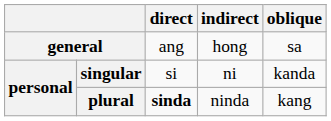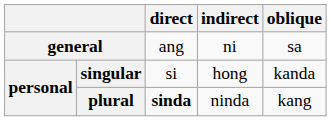(230, 45) hong -> (230, 45) ni
(230, 73) ni -> (230, 73) hong
